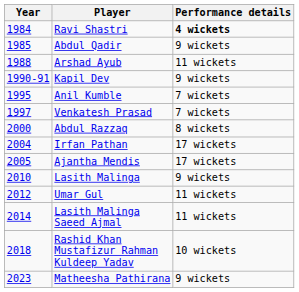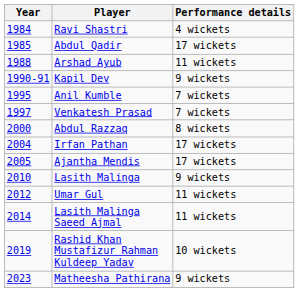(203, 29) bold -> (203, 29) normal
(203, 46) 9 wickets -> (206, 46) 17 wickets
(19, 251) 2018 -> (19, 251) 2019
